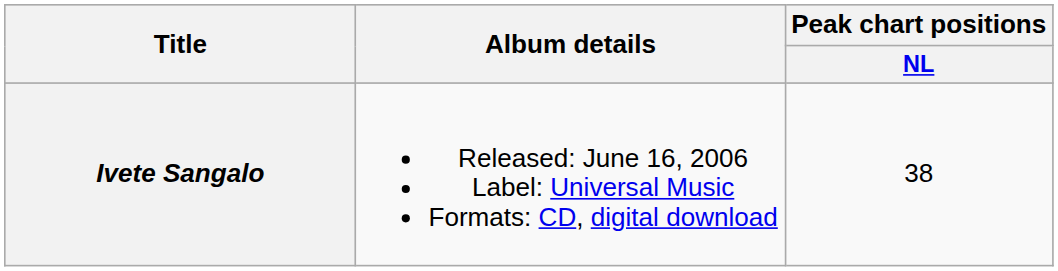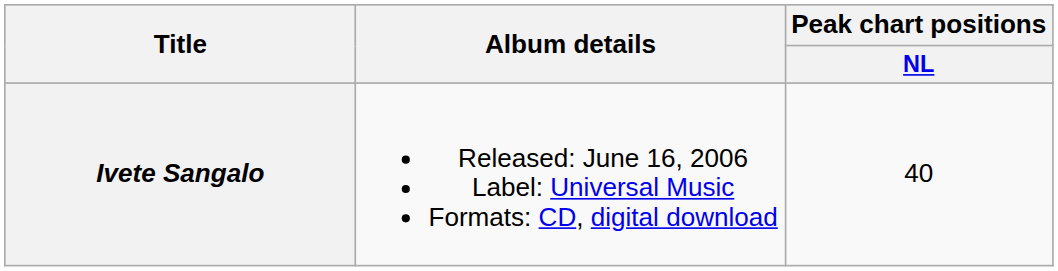(919, 173) 38 -> (919, 173) 40
